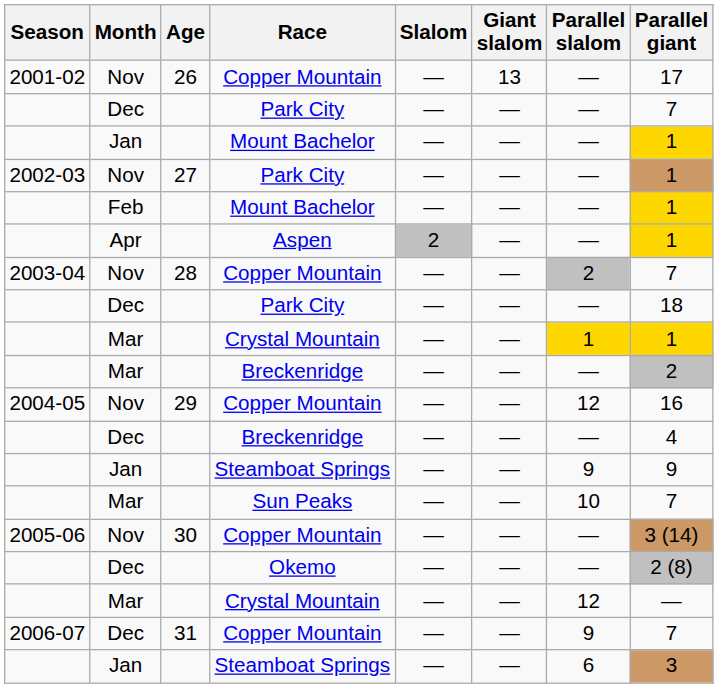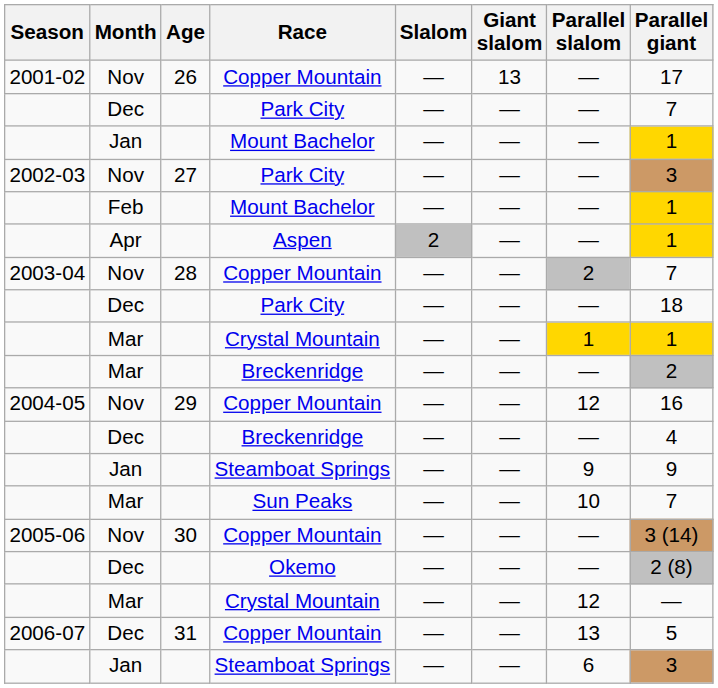(671, 175) 1 -> (671, 175) 3
(588, 633) 9 -> (588, 633) 13
(671, 633) 7 -> (671, 633) 5
